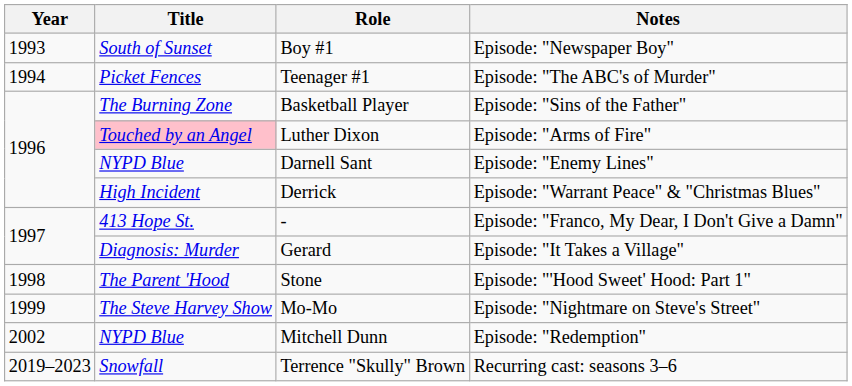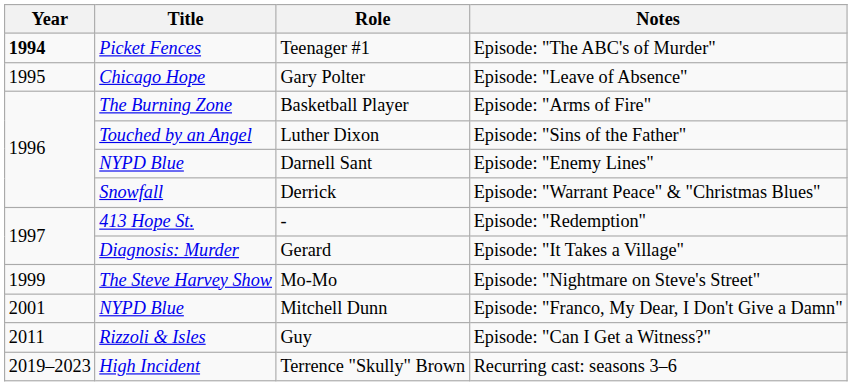- row: (307, 47)
(27, 76) normal -> (27, 47) bold
+ row: (323, 76)
(580, 105) Episode: "Sins of the Father" -> (562, 105) Episode: "Arms of Fire"
(176, 134) pink background -> (176, 134) no background
(562, 134) Episode: "Arms of Fire" -> (580, 134) Episode: "Sins of the Father"
(150, 192) High Incident -> (131, 192) Snowfall
(658, 221) Episode: "Franco, My Dear, I Don't Give a Damn" -> (560, 221) Episode: "Redemption"
- row: (301, 279)
(27, 337) 2002 -> (27, 308) 2001
(560, 337) Episode: "Redemption" -> (658, 308) Episode: "Franco, My Dear, I Don't Give a Damn"
+ row: (296, 337)
(131, 366) Snowfall -> (150, 366) High Incident
